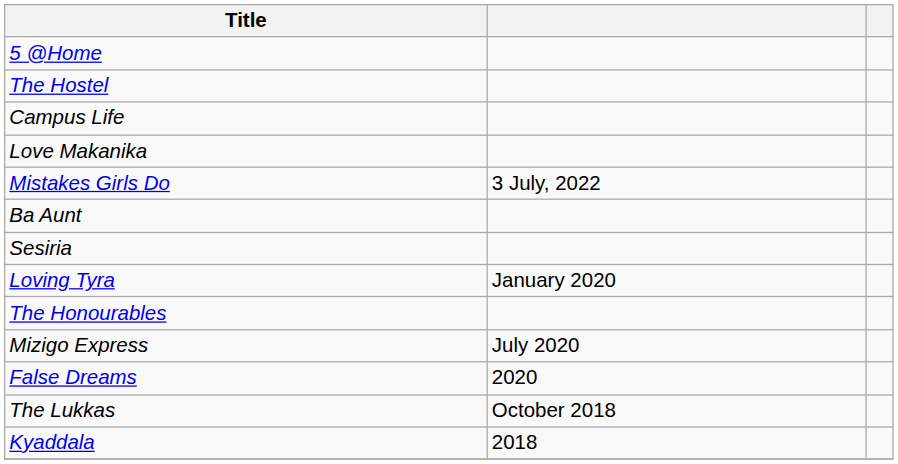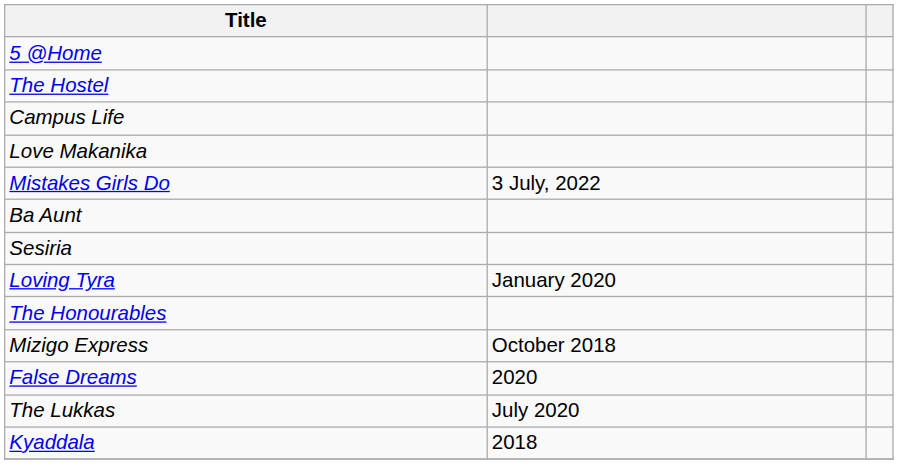(536, 345) July 2020 -> (554, 345) October 2018
(554, 410) October 2018 -> (536, 410) July 2020
